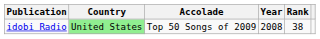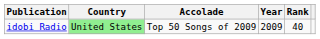(272, 27) 2008 -> (272, 27) 2009
(298, 27) 38 -> (298, 27) 40
